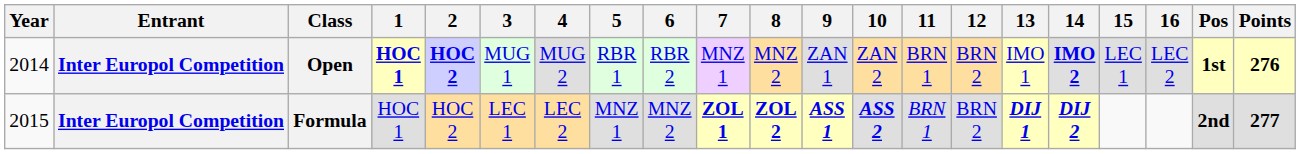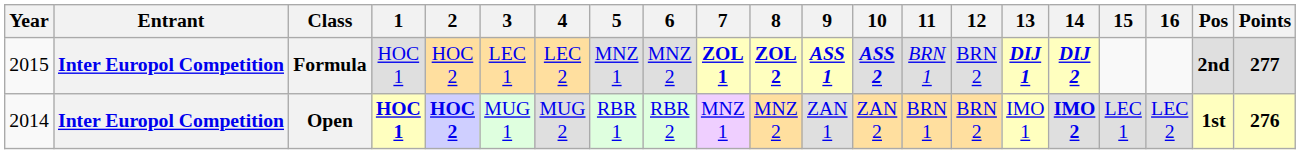rows swapped: (330, 65) <-> (330, 121)
